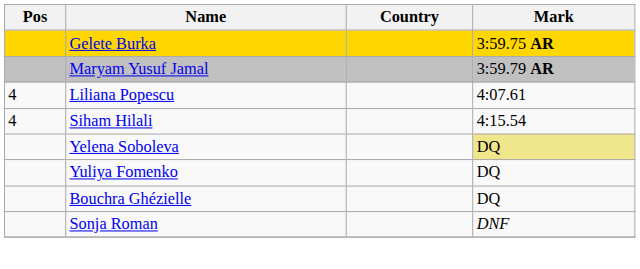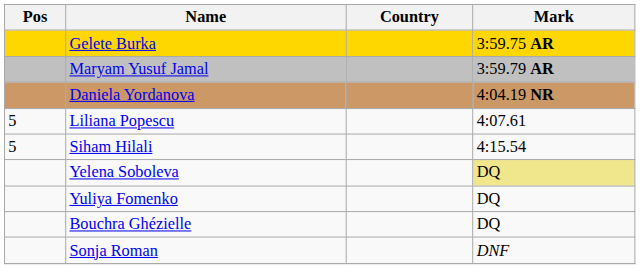+ row: (132, 95)
(12, 95) 4 -> (12, 120) 5
(12, 120) 4 -> (12, 146) 5
